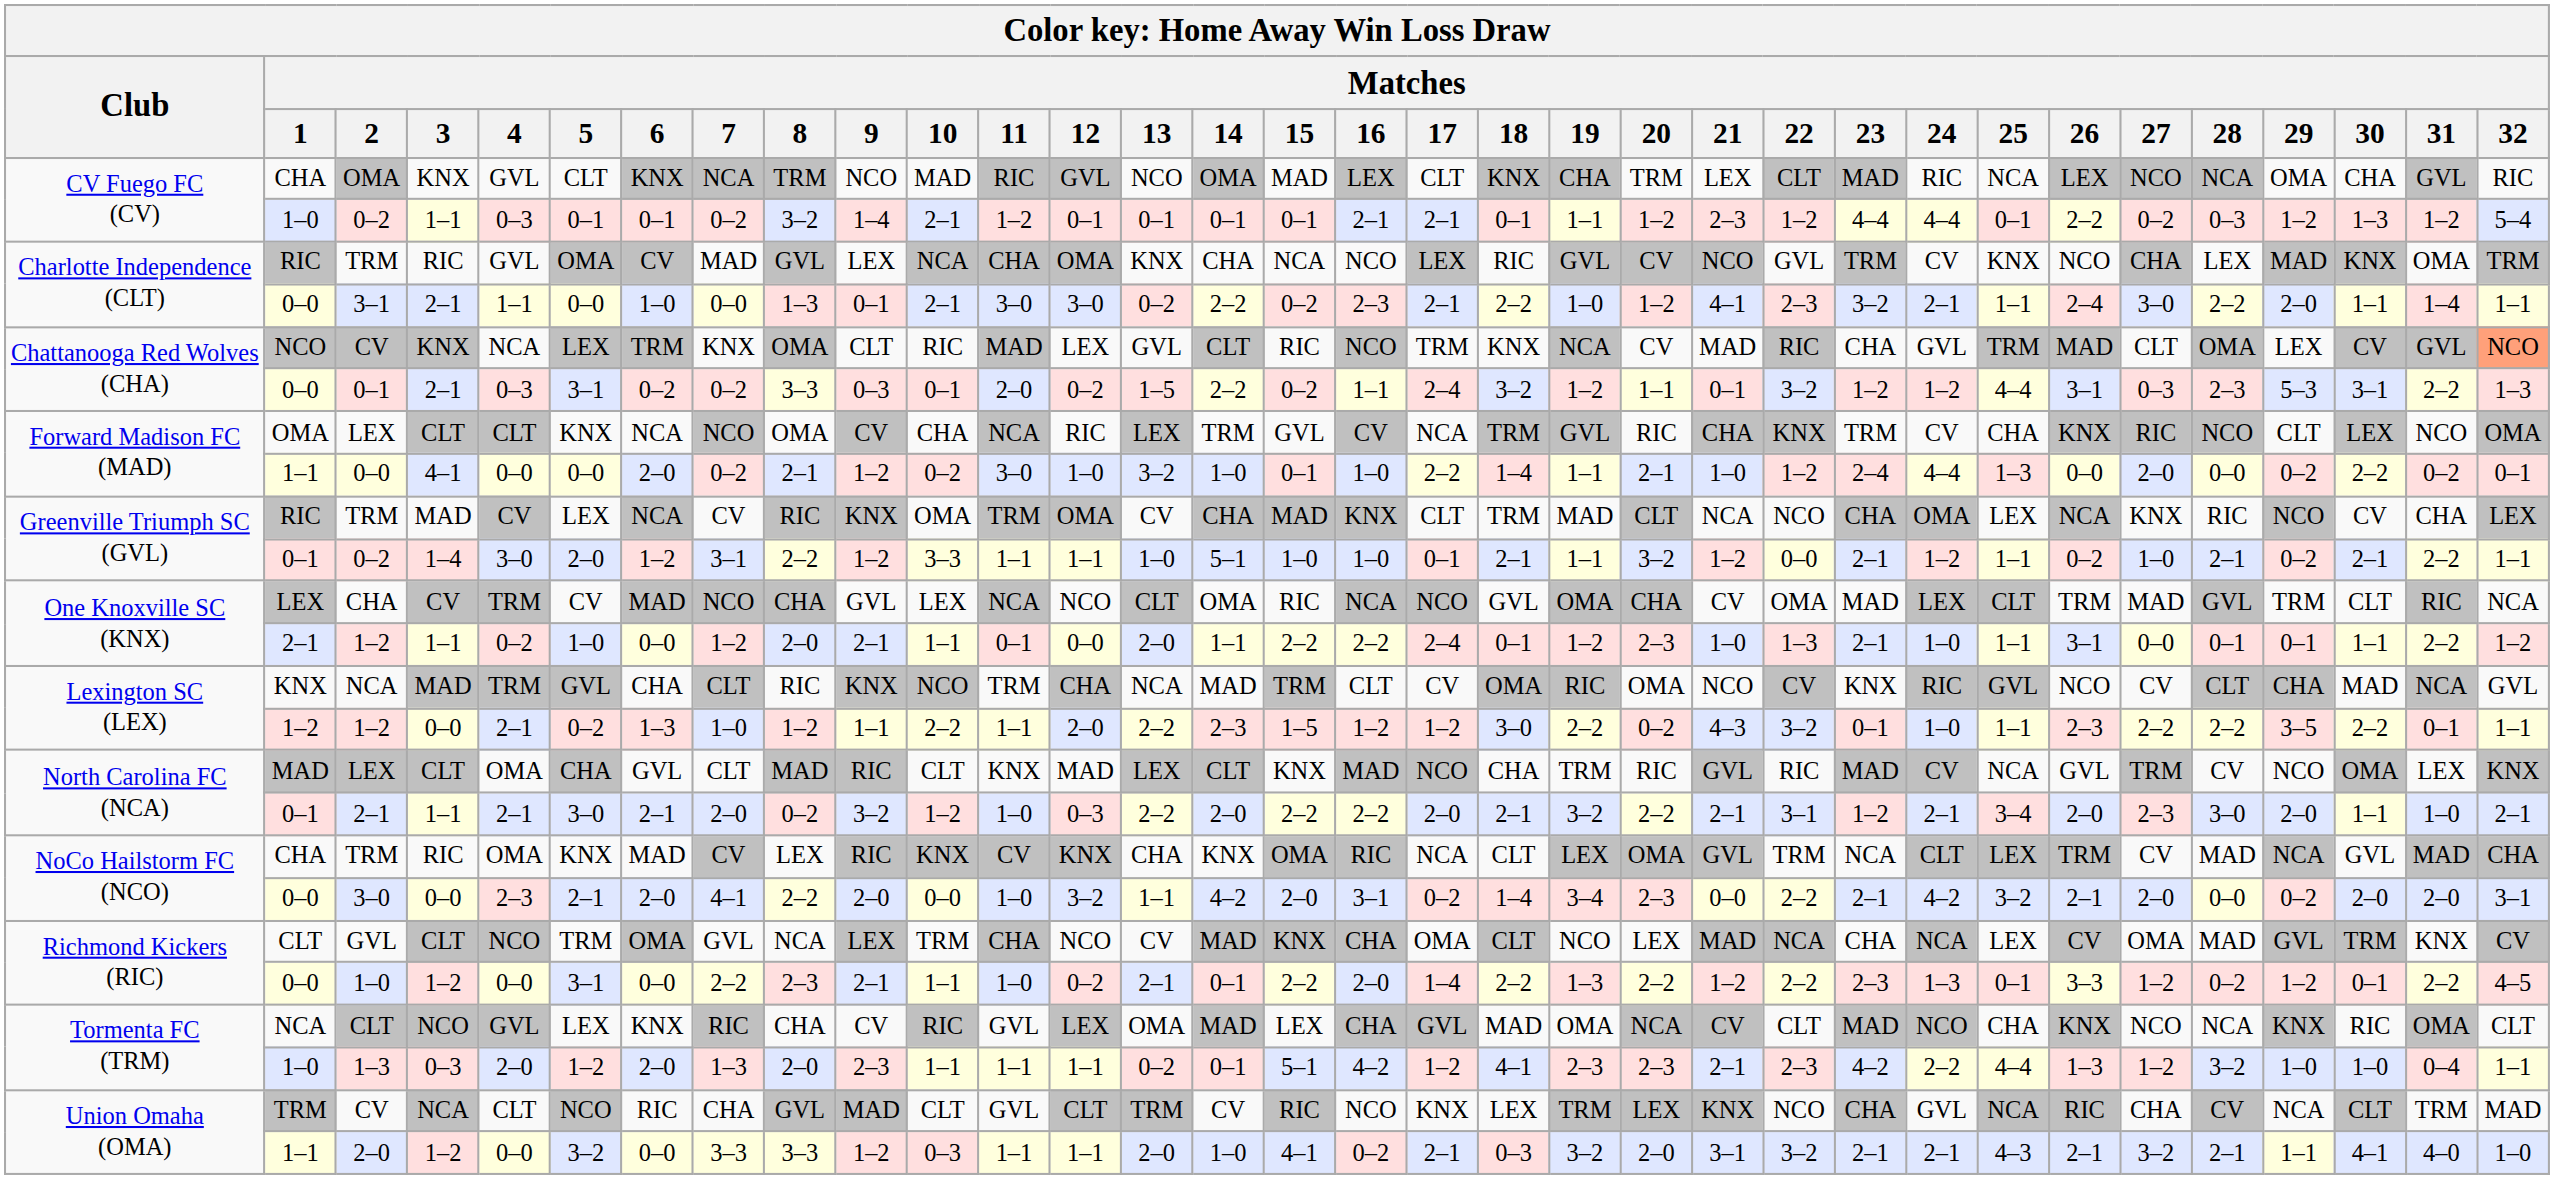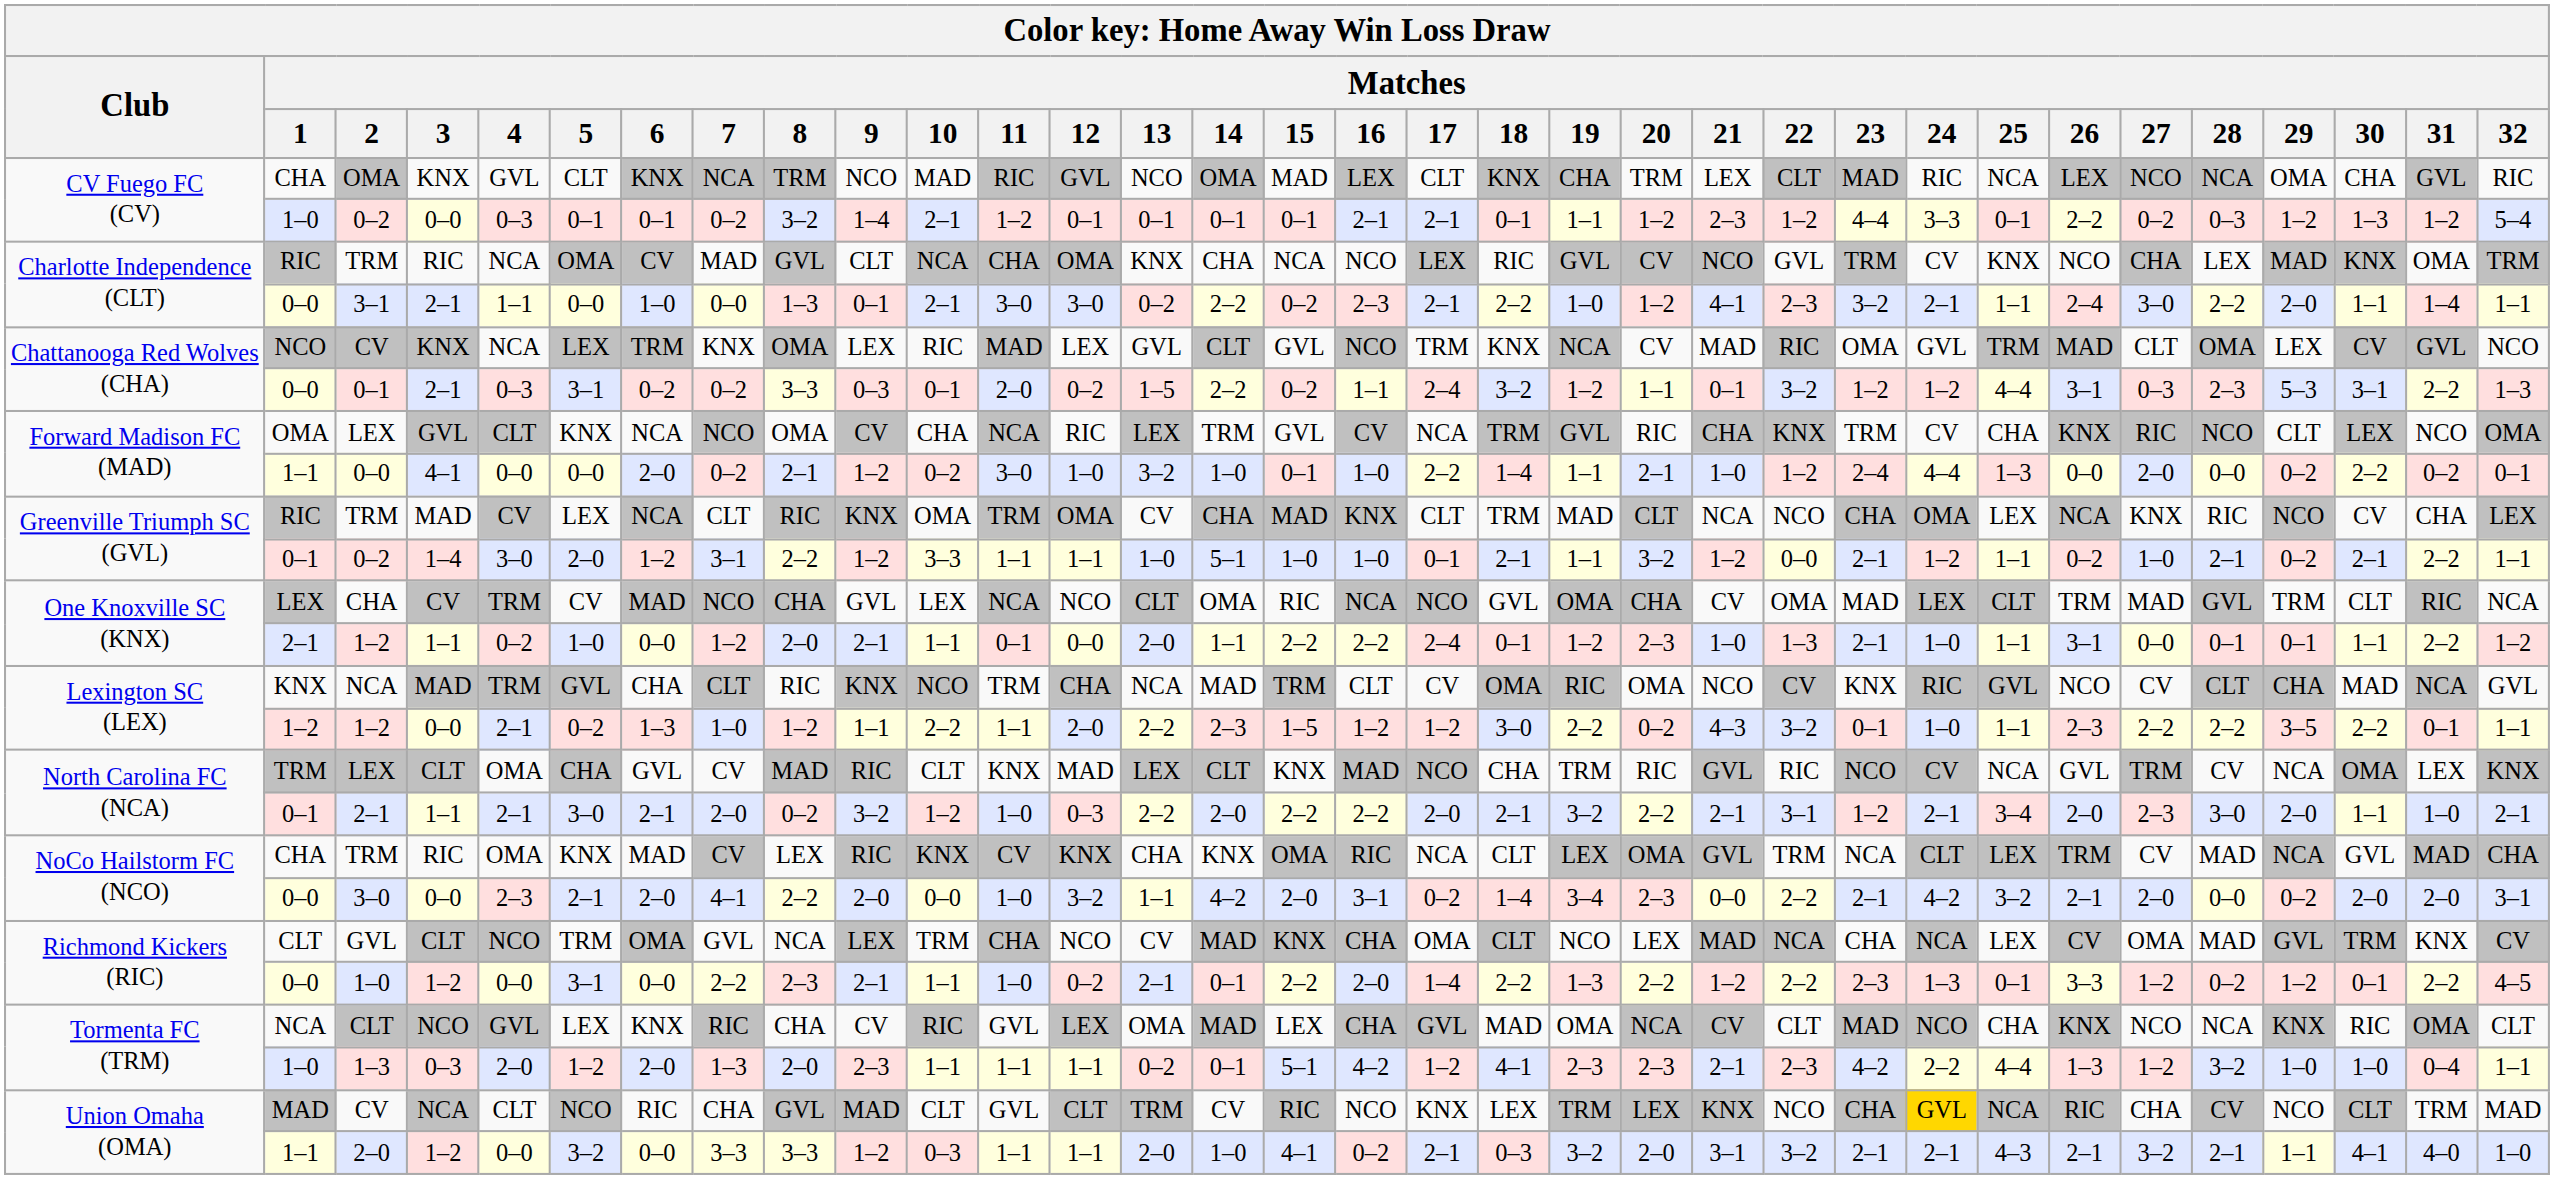(443, 220) 1–1 -> (443, 220) 0–0
(1942, 220) 4–4 -> (1942, 220) 3–3
(514, 262) GVL -> (514, 262) NCA
(871, 262) LEX -> (871, 262) CLT
(871, 347) CLT -> (871, 347) LEX
(1299, 347) RIC -> (1299, 347) GVL
(1870, 347) CHA -> (1870, 347) OMA
(2513, 347) lightsalmon background -> (2513, 347) no background
(443, 432) CLT -> (443, 432) GVL
(729, 516) CV -> (729, 516) CLT
(300, 771) MAD -> (300, 771) TRM
(729, 771) CLT -> (729, 771) CV
(1870, 771) MAD -> (1870, 771) NCO
(2299, 771) NCO -> (2299, 771) NCA
(300, 1110) TRM -> (300, 1110) MAD
(1942, 1110) no background -> (1942, 1110) gold background
(2299, 1110) NCA -> (2299, 1110) NCO
